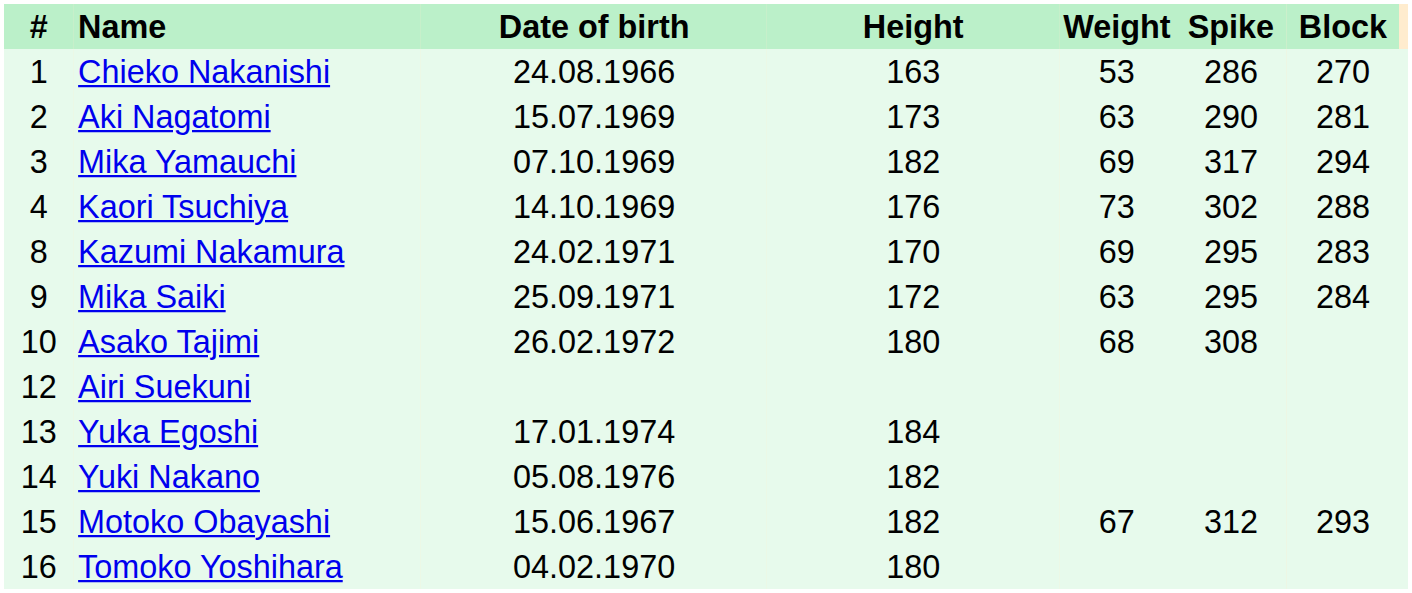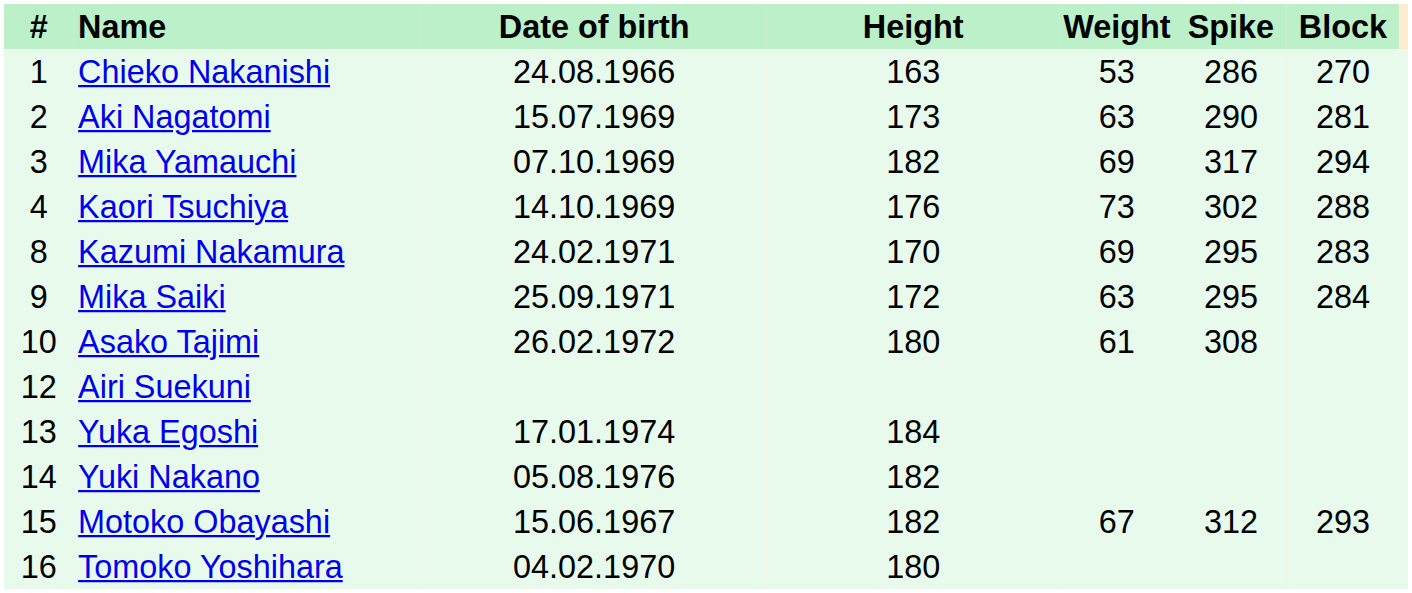(1117, 342) 68 -> (1117, 342) 61
